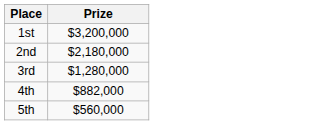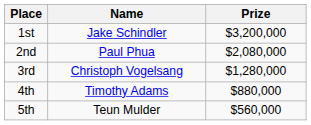+ column: (127, 14)
(98, 52) $2,180,000 -> (256, 52) $2,080,000
(98, 91) $882,000 -> (256, 91) $880,000
